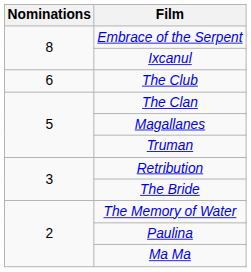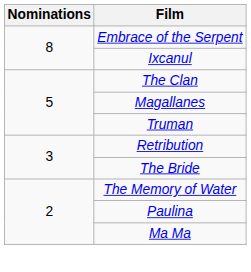- row: (170, 80)
